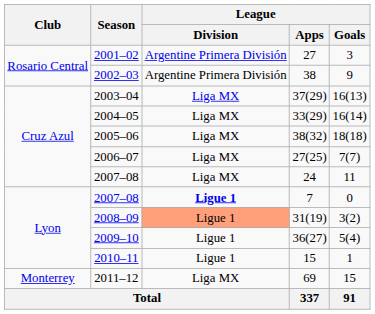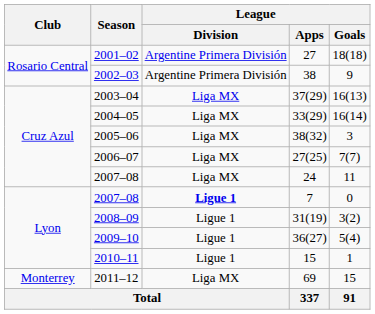(350, 55) 3 -> (350, 55) 18(18)
(350, 136) 18(18) -> (350, 136) 3
(216, 217) lightsalmon background -> (216, 217) no background
